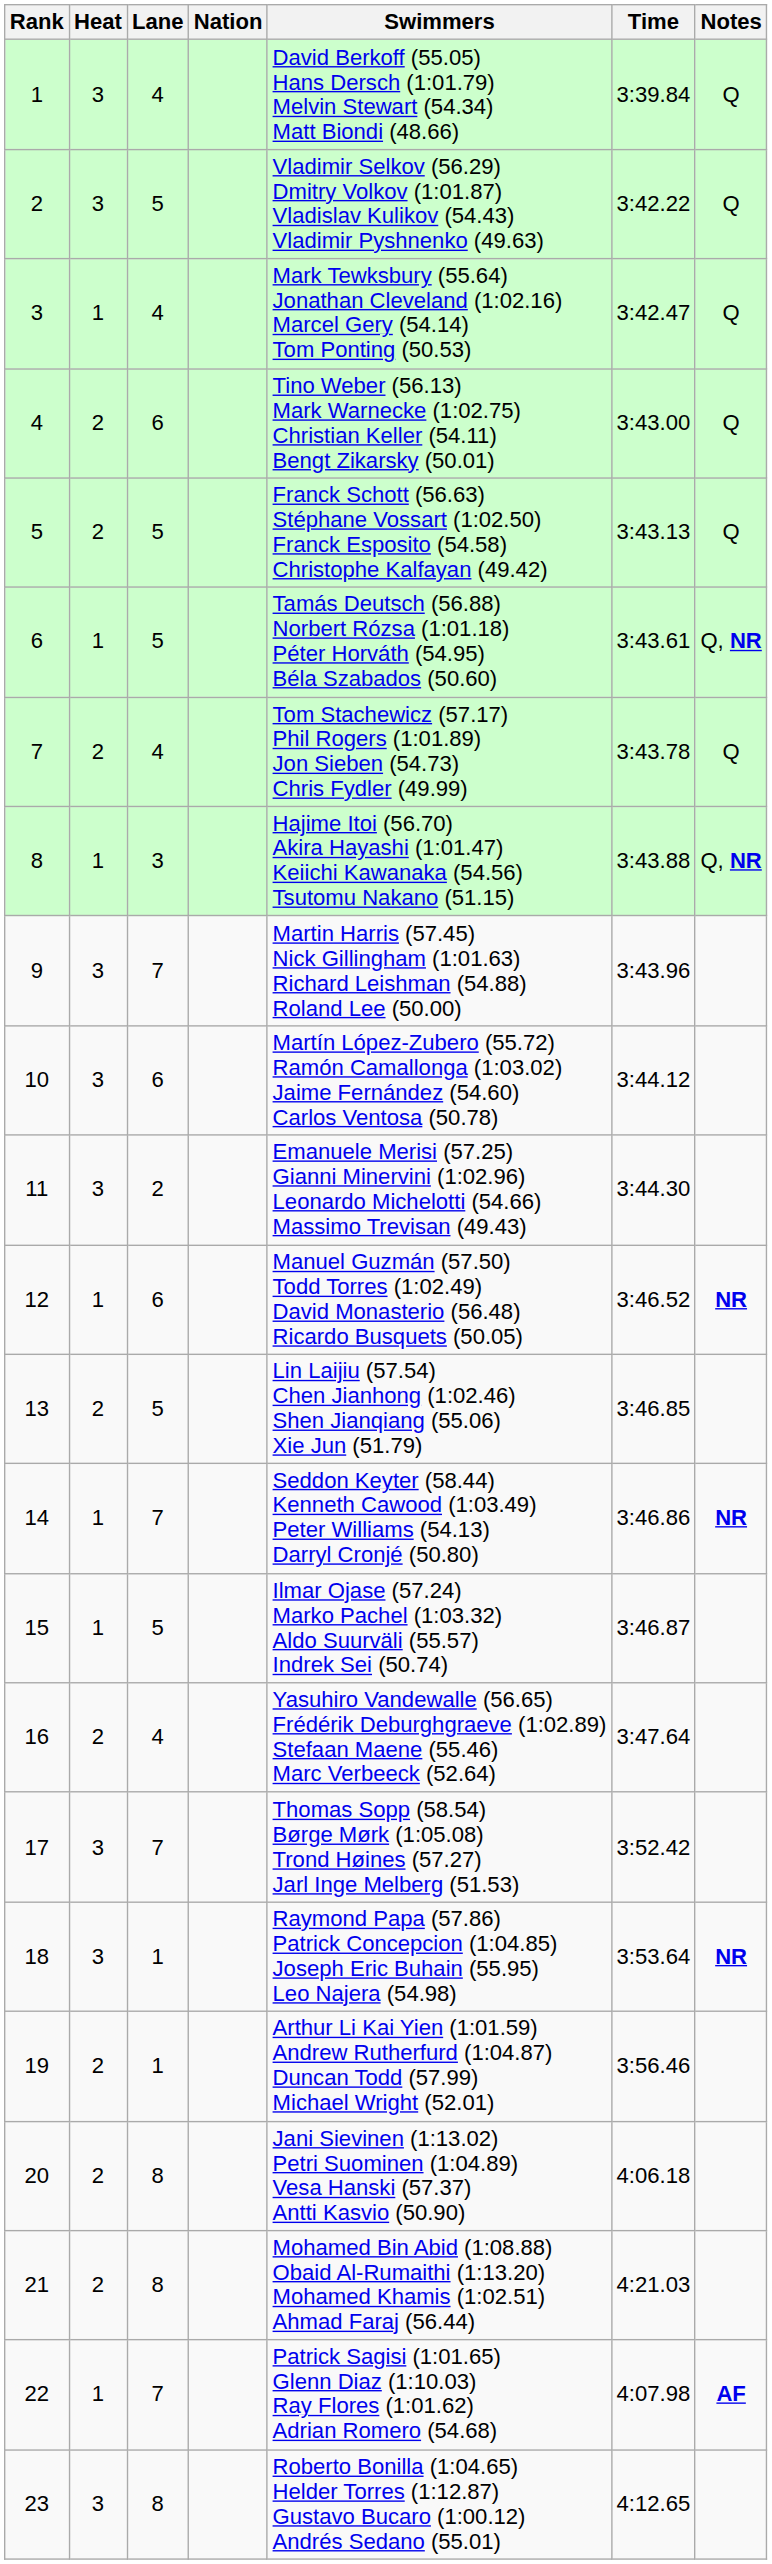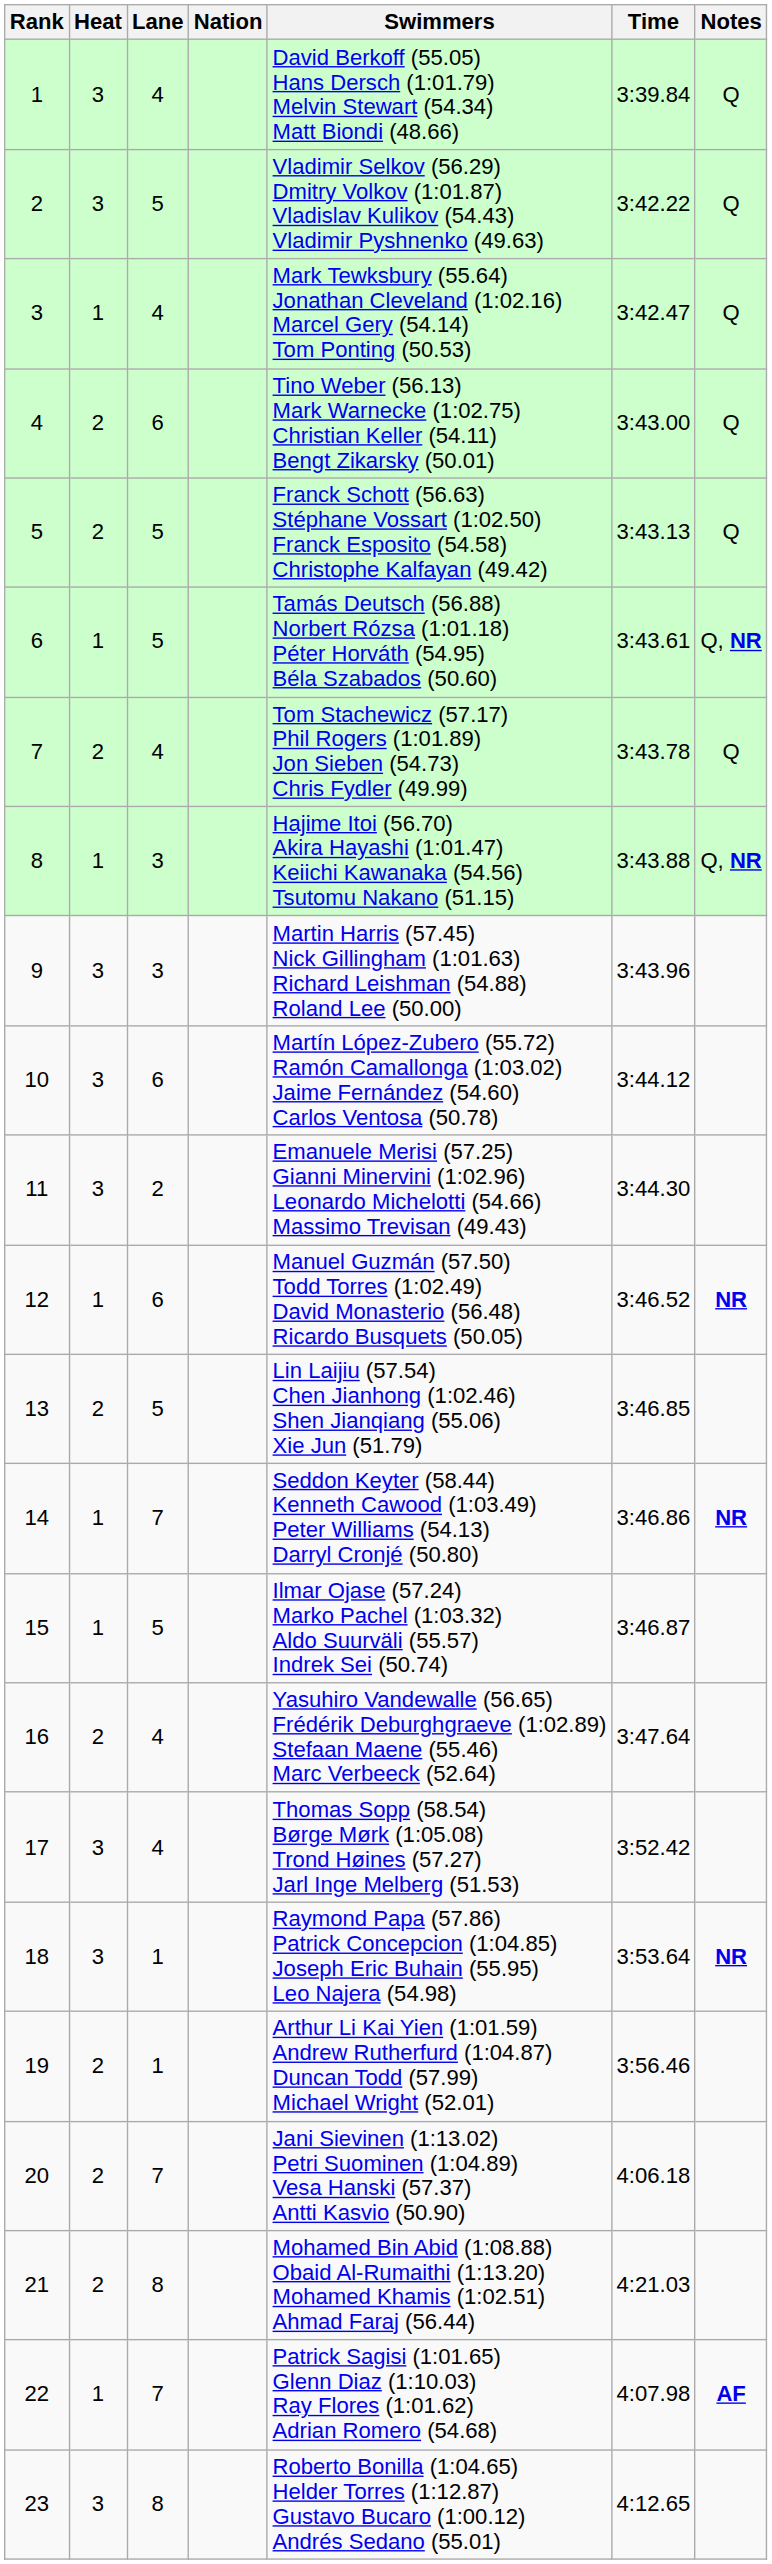(158, 970) 7 -> (158, 970) 3
(158, 1846) 7 -> (158, 1846) 4
(158, 2175) 8 -> (158, 2175) 7
